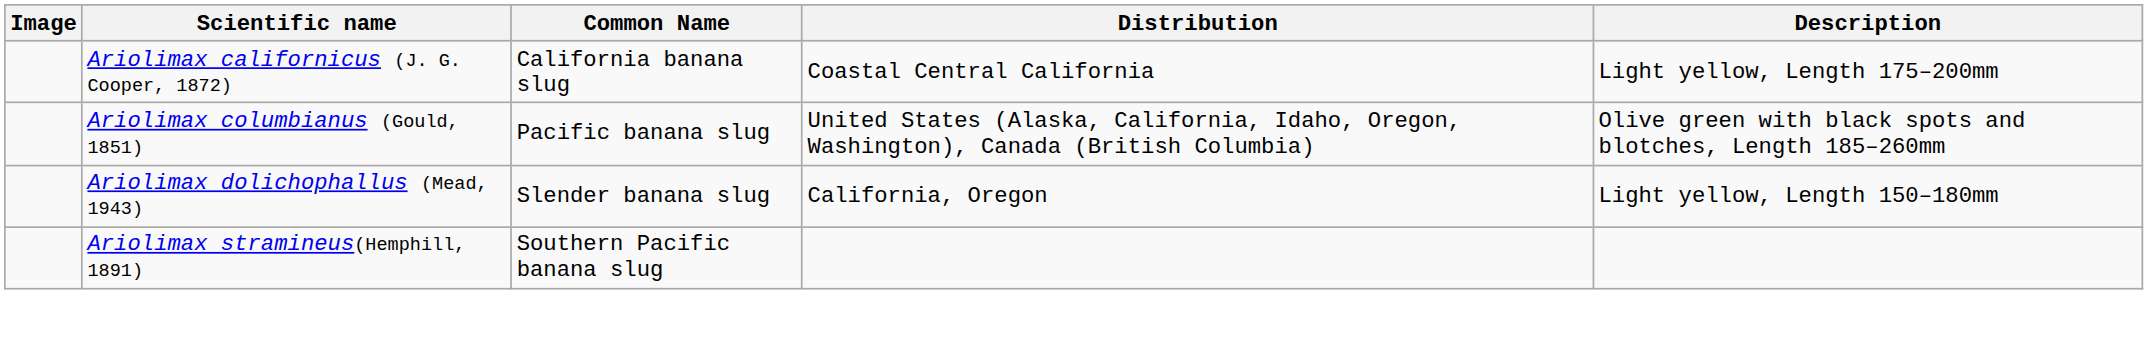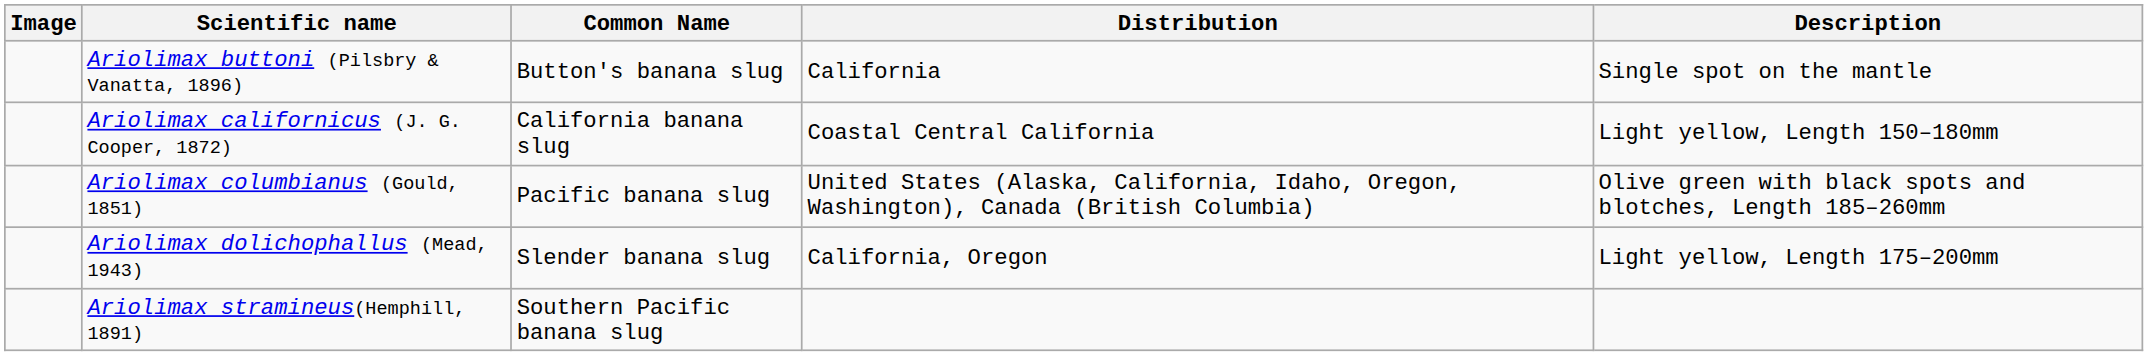+ row: (263, 71)
(1799, 72) Light yellow, Length 175–200mm -> (1799, 134) Light yellow, Length 150–180mm
(1799, 196) Light yellow, Length 150–180mm -> (1799, 258) Light yellow, Length 175–200mm
